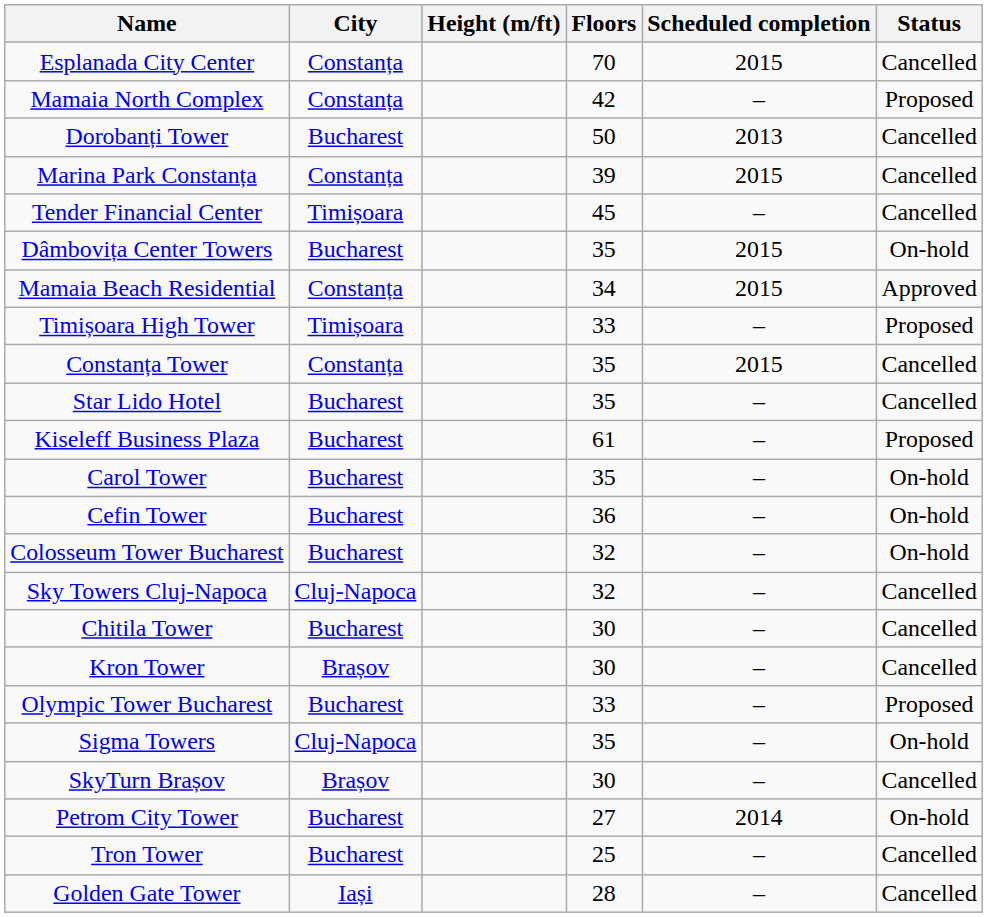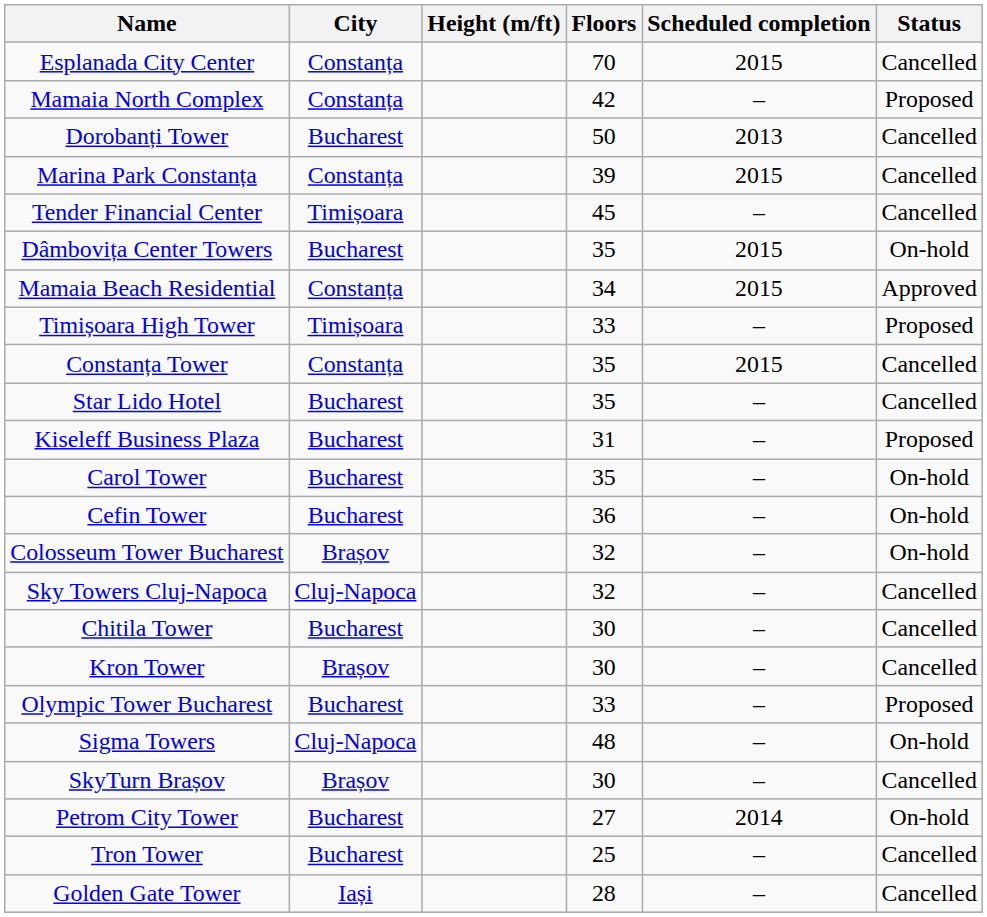(604, 439) 61 -> (604, 439) 31
(355, 552) Bucharest -> (355, 552) Brașov
(604, 741) 35 -> (604, 741) 48
